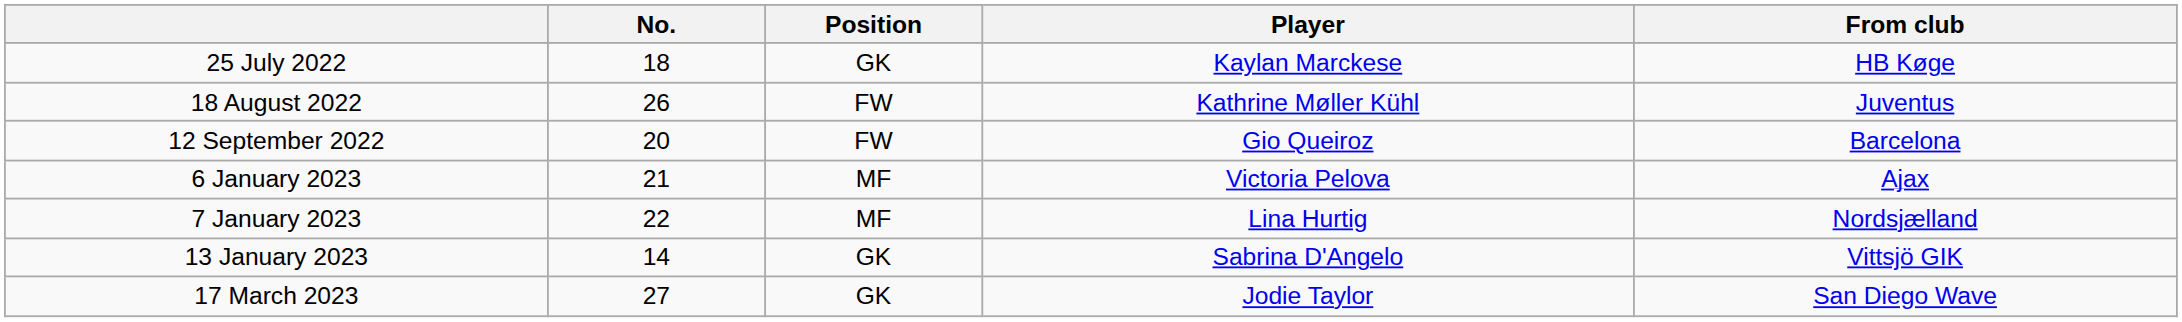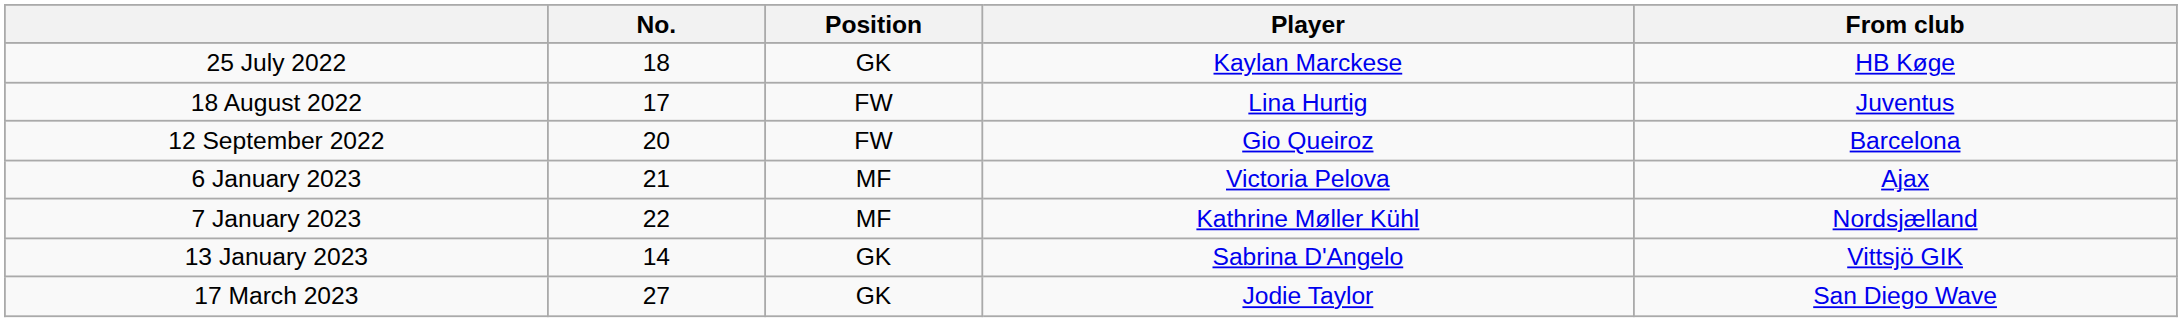(656, 102) 26 -> (656, 102) 17
(1308, 102) Kathrine Møller Kühl -> (1308, 102) Lina Hurtig
(1308, 218) Lina Hurtig -> (1308, 218) Kathrine Møller Kühl
